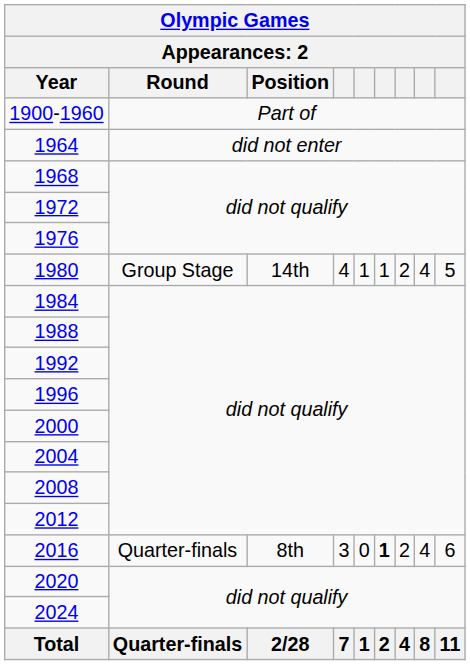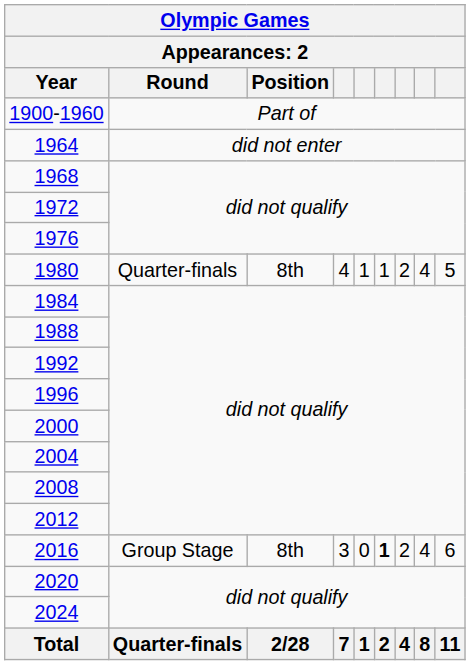(177, 270) Group Stage -> (177, 270) Quarter-finals
(290, 270) 14th -> (290, 270) 8th
(177, 551) Quarter-finals -> (177, 551) Group Stage
